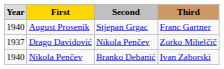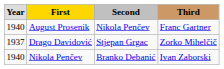(122, 27) Stjepan Grgac -> (123, 27) Nikola Penčev
(123, 42) Nikola Penčev -> (122, 42) Stjepan Grgac
